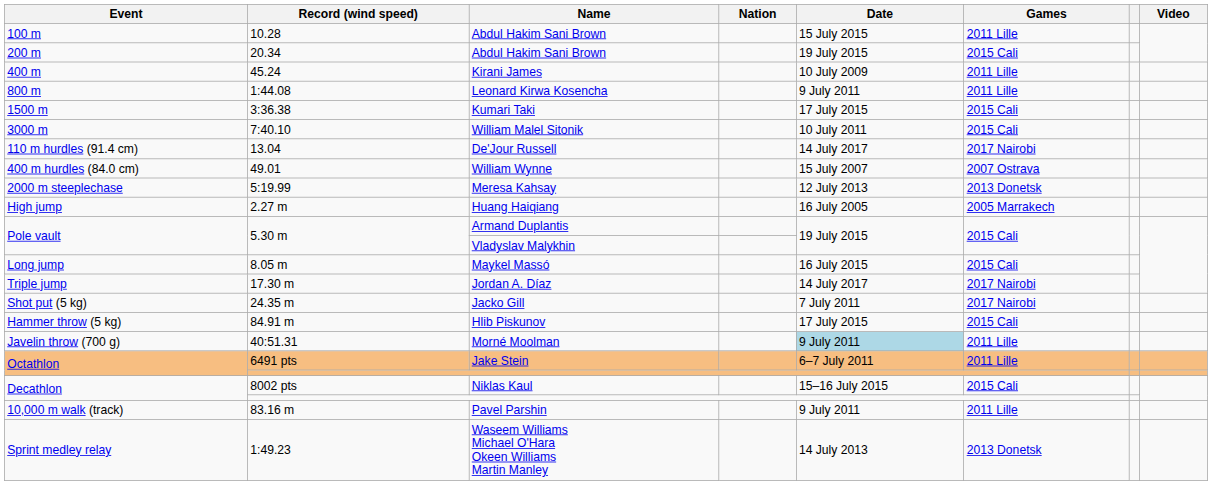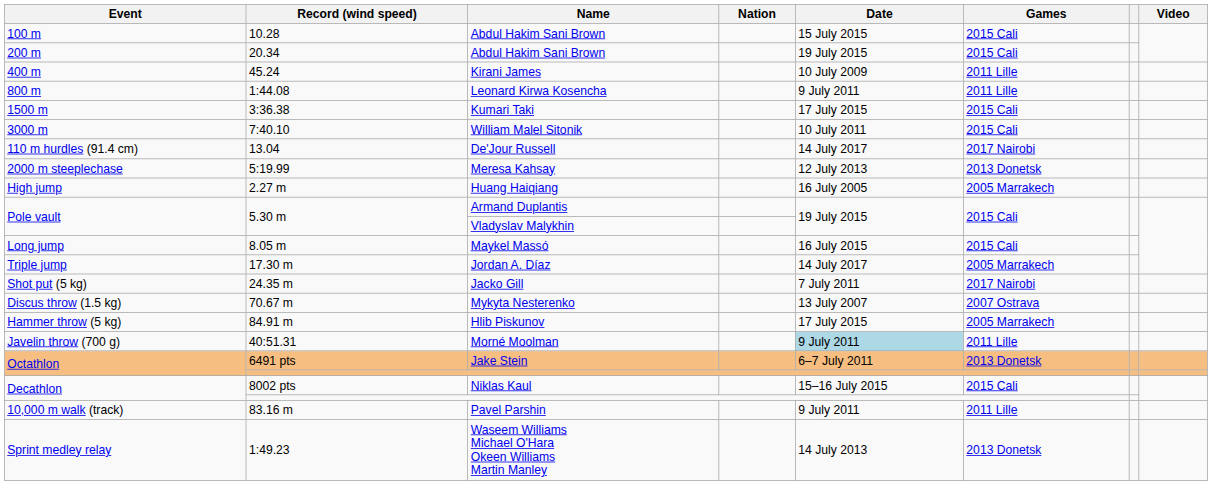(992, 33) 2011 Lille -> (992, 33) 2015 Cali
- row: (73, 168)
(1001, 284) 2017 Nairobi -> (1010, 264) 2005 Marrakech
+ row: (64, 303)
(992, 322) 2015 Cali -> (1010, 322) 2005 Marrakech
(992, 361) 2011 Lille -> (1004, 361) 2013 Donetsk
